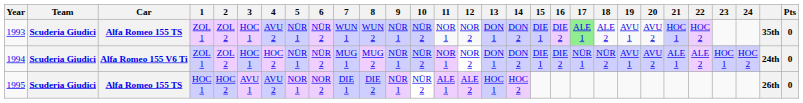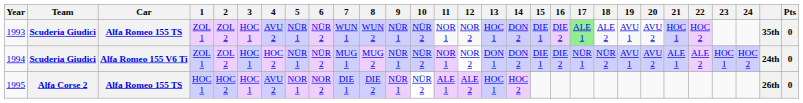(494, 32) DON 1 -> (494, 32) HOC 1
(63, 84) Scuderia Giudici -> (63, 84) Alfa Corse 2
(250, 84) AVU 1 -> (250, 84) HOC 1
